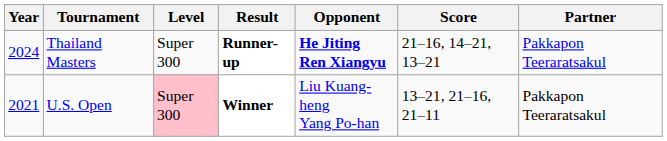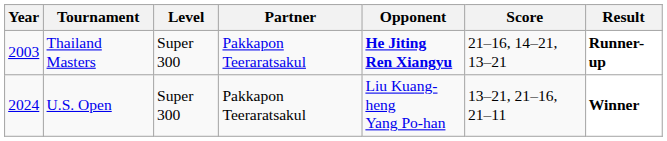columns swapped: (590, 17) <-> (257, 17)
(24, 52) 2024 -> (24, 52) 2003
(24, 105) 2021 -> (24, 105) 2024
(175, 105) pink background -> (175, 105) no background
